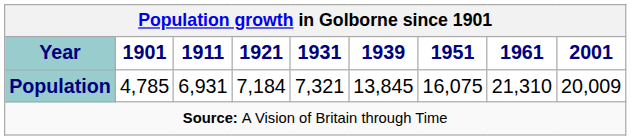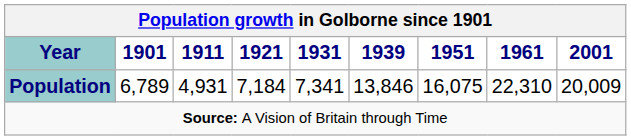(145, 85) 4,785 -> (145, 85) 6,789
(203, 85) 6,931 -> (203, 85) 4,931
(320, 85) 7,321 -> (320, 85) 7,341
(383, 85) 13,845 -> (383, 85) 13,846
(522, 85) 21,310 -> (522, 85) 22,310
